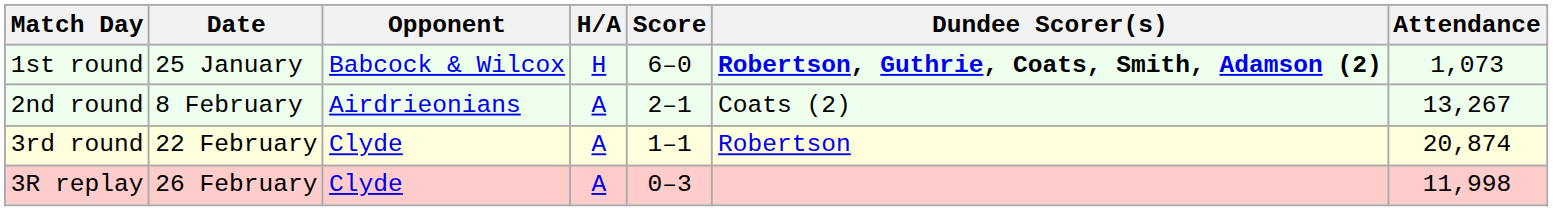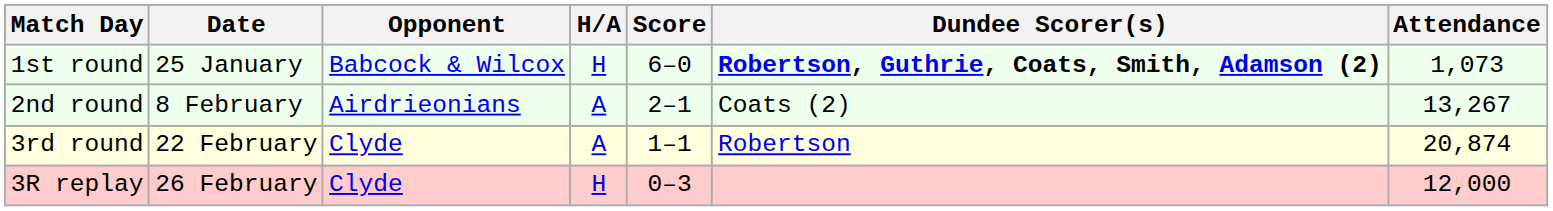(599, 185) A -> (599, 185) H
(1467, 185) 11,998 -> (1467, 185) 12,000
